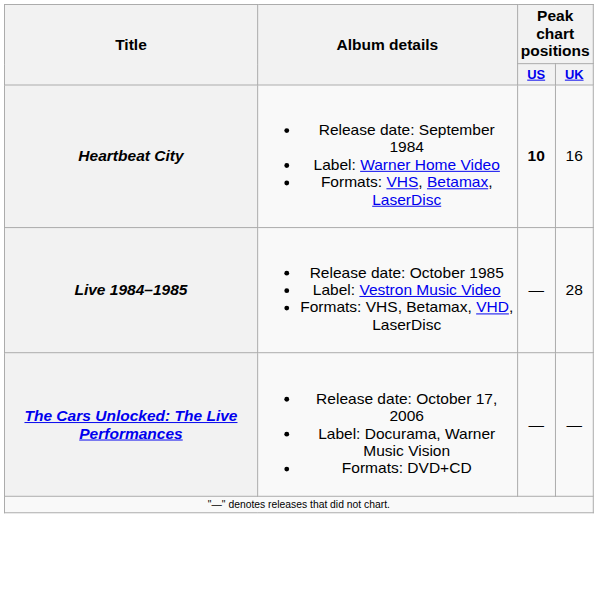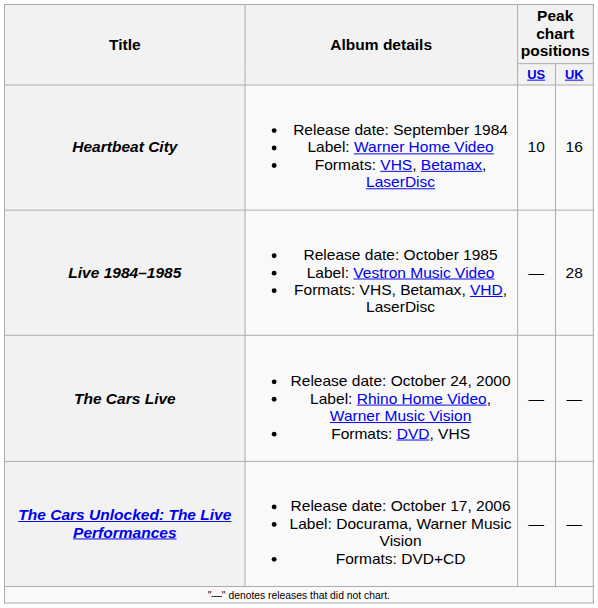(536, 156) bold -> (536, 147) normal
+ row: (125, 398)
